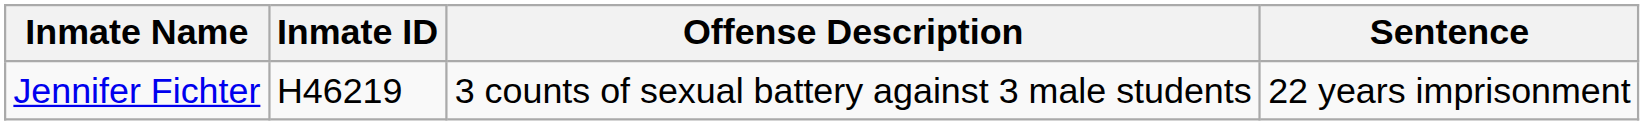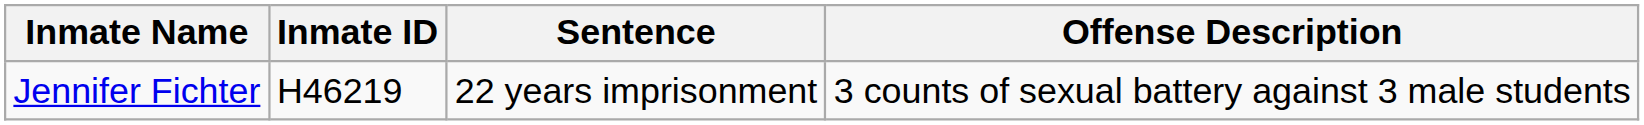columns swapped: (853, 32) <-> (1449, 32)
